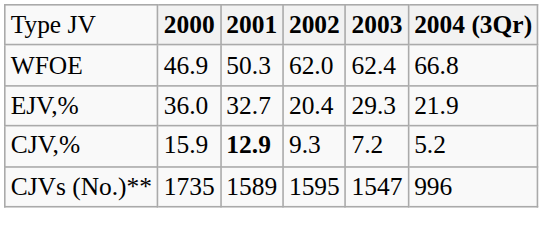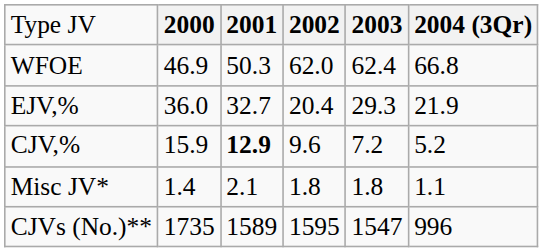(305, 145) 9.3 -> (305, 145) 9.6
+ row: (60, 186)
